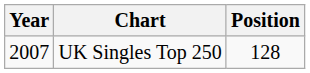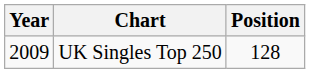(29, 52) 2007 -> (29, 52) 2009
